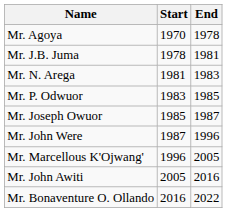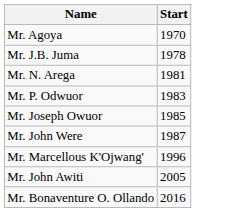- column: (206, 14)
